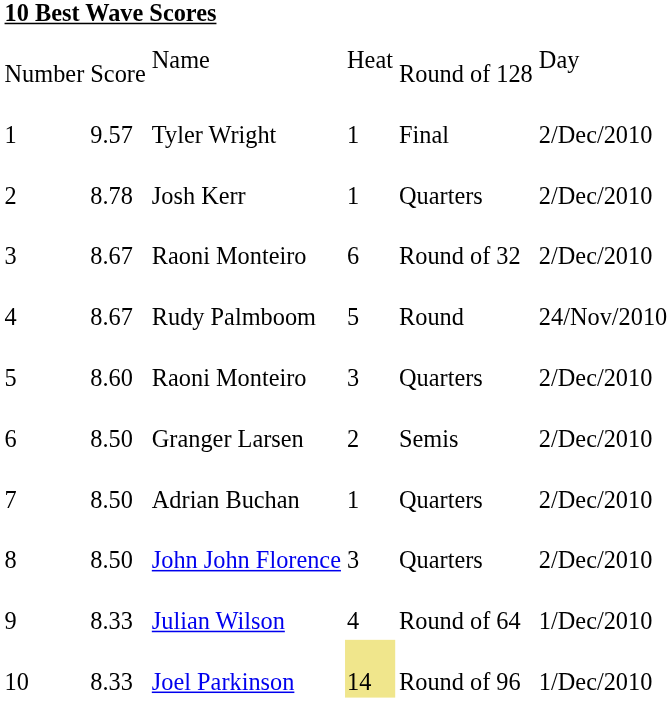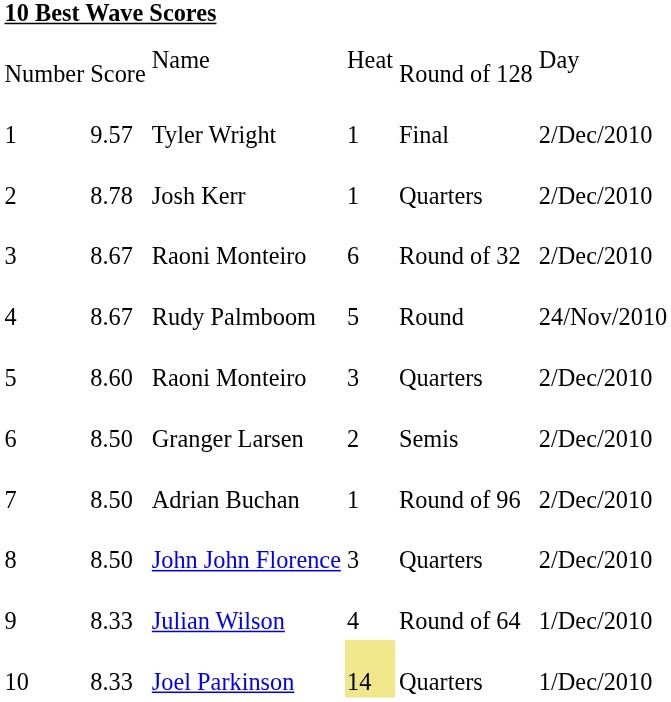(441, 499) Quarters -> (460, 499) Round of 96
(460, 682) Round of 96 -> (441, 682) Quarters
